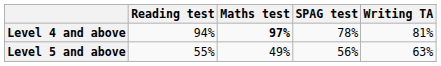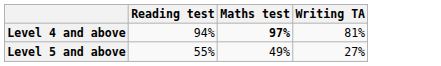- column: (327, 14)
(423, 52) 63% -> (355, 52) 27%
